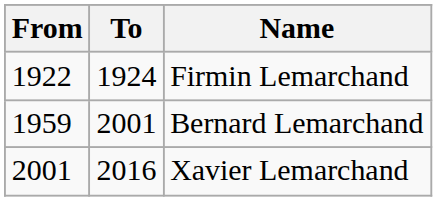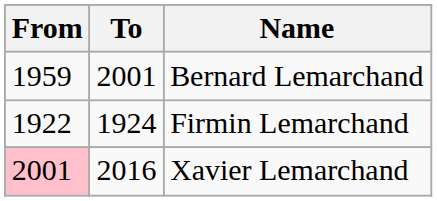rows swapped: (289, 75) <-> (297, 123)
(42, 170) no background -> (42, 170) pink background
